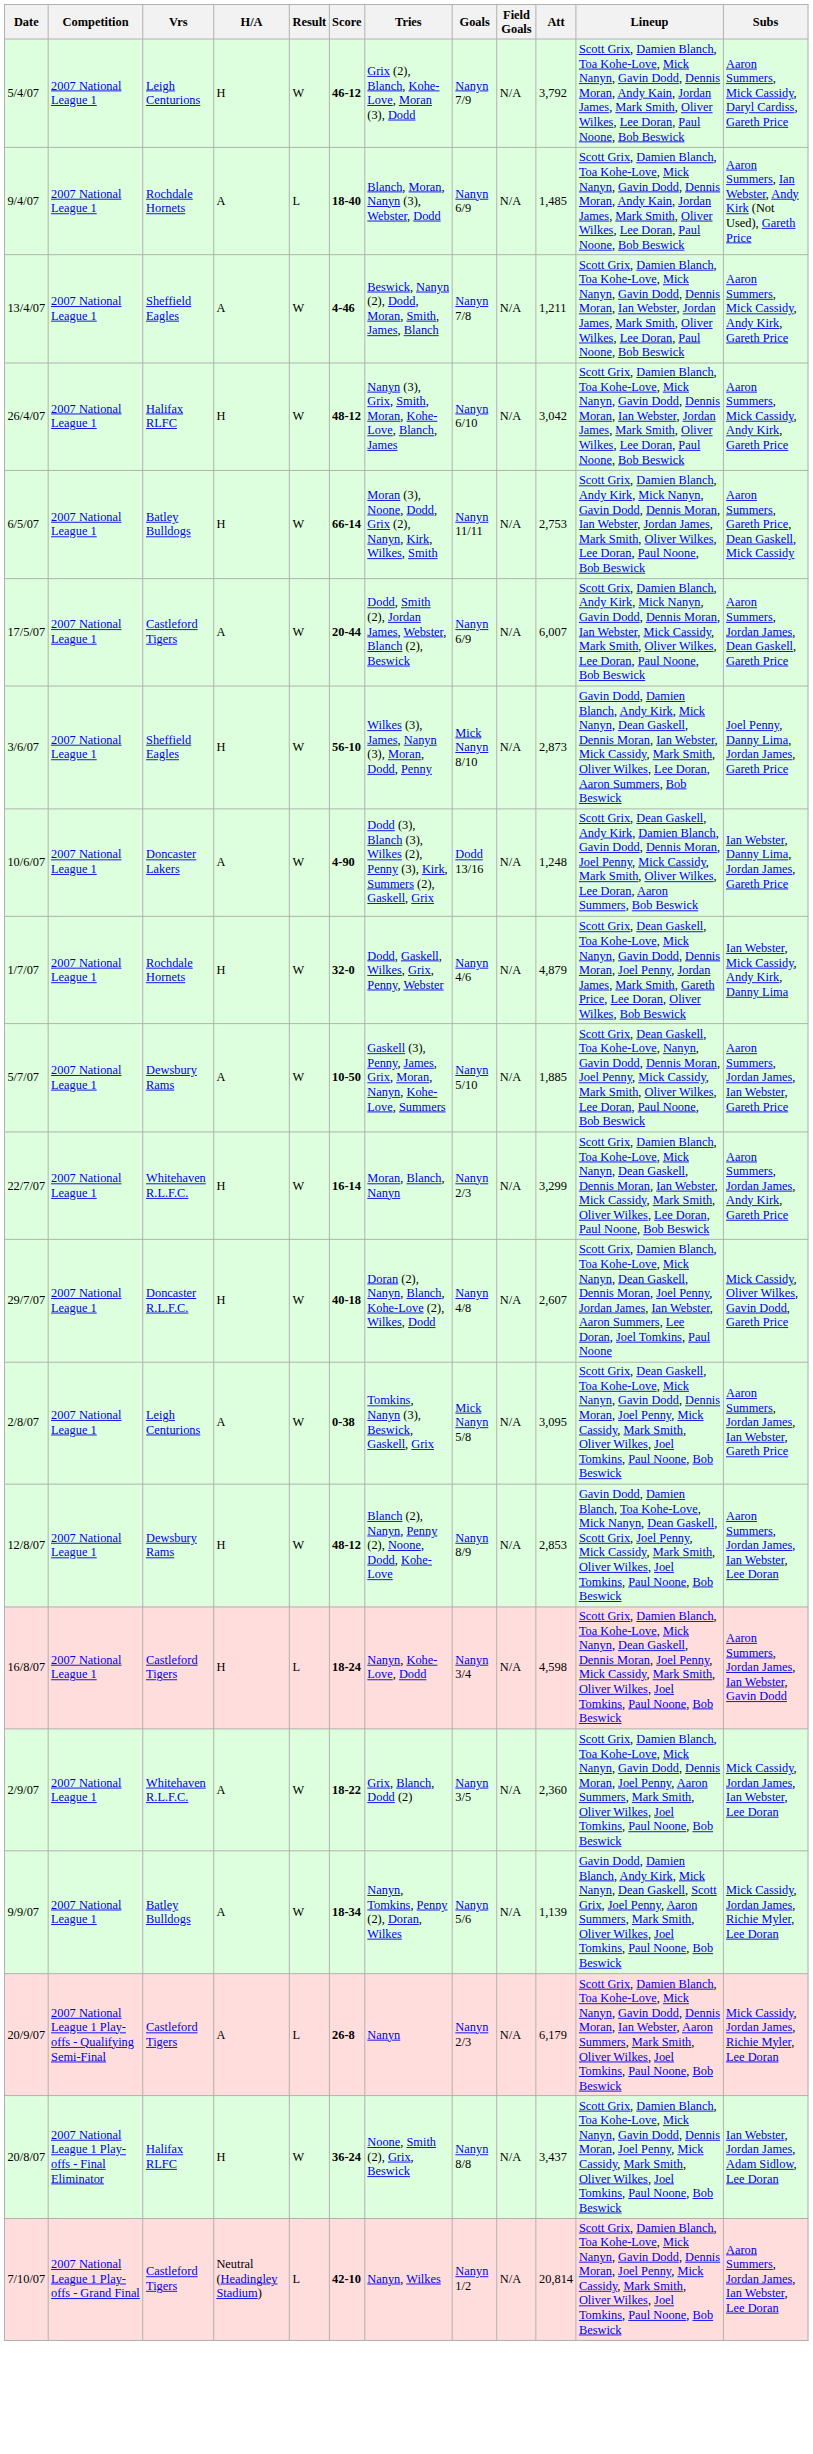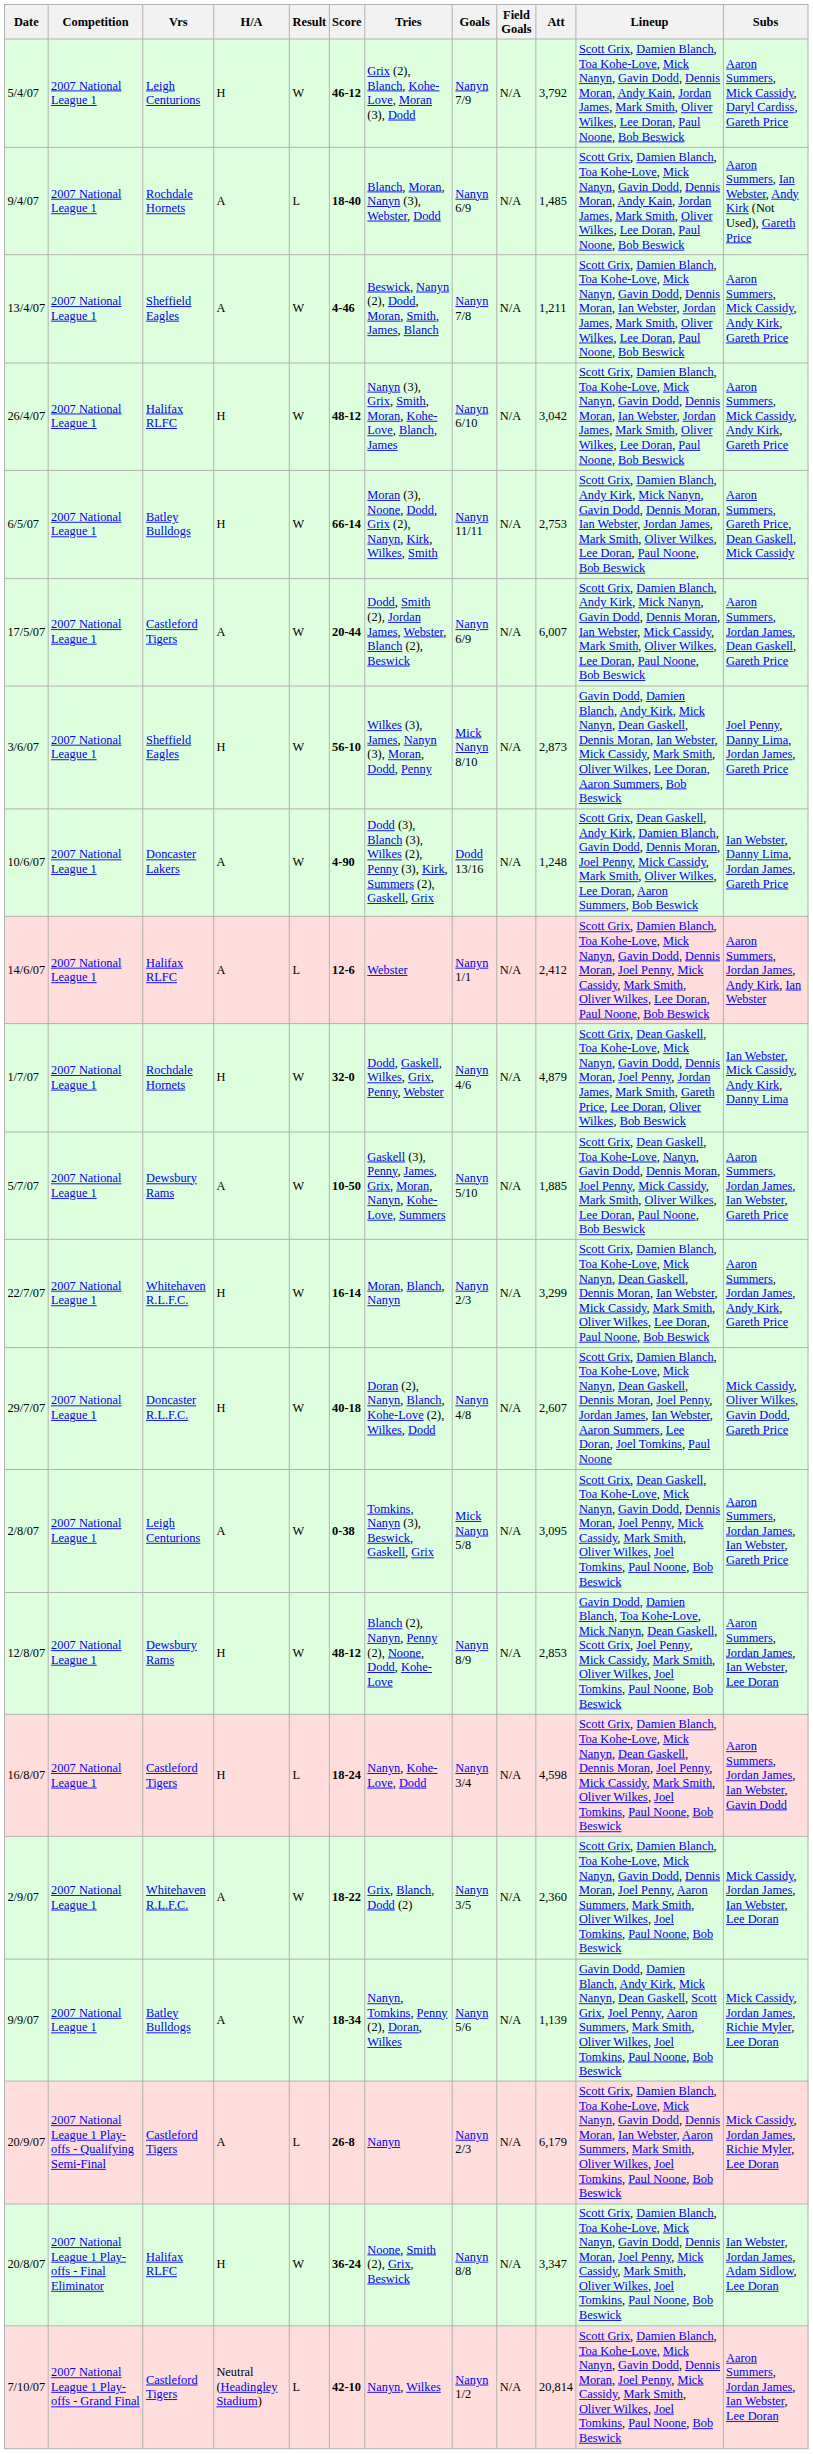+ row: (26, 969)
(553, 2156) 3,437 -> (553, 2264) 3,347
